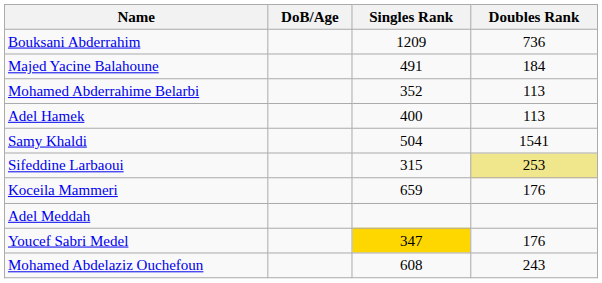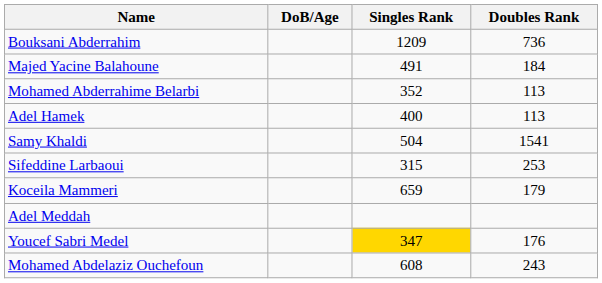(534, 165) khaki background -> (534, 165) no background
(534, 190) 176 -> (534, 190) 179
